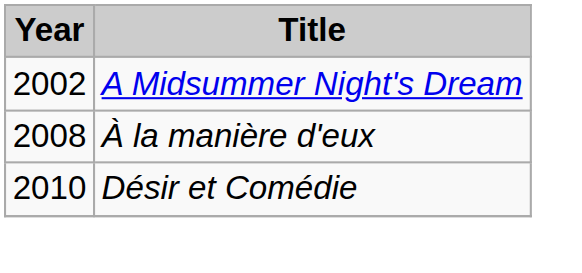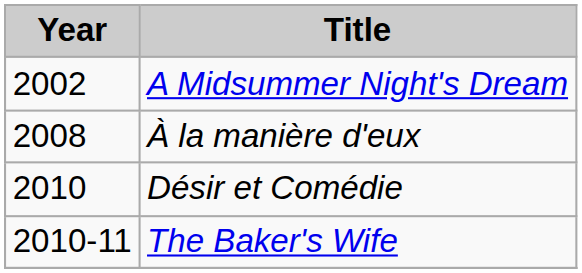+ row: (272, 240)
